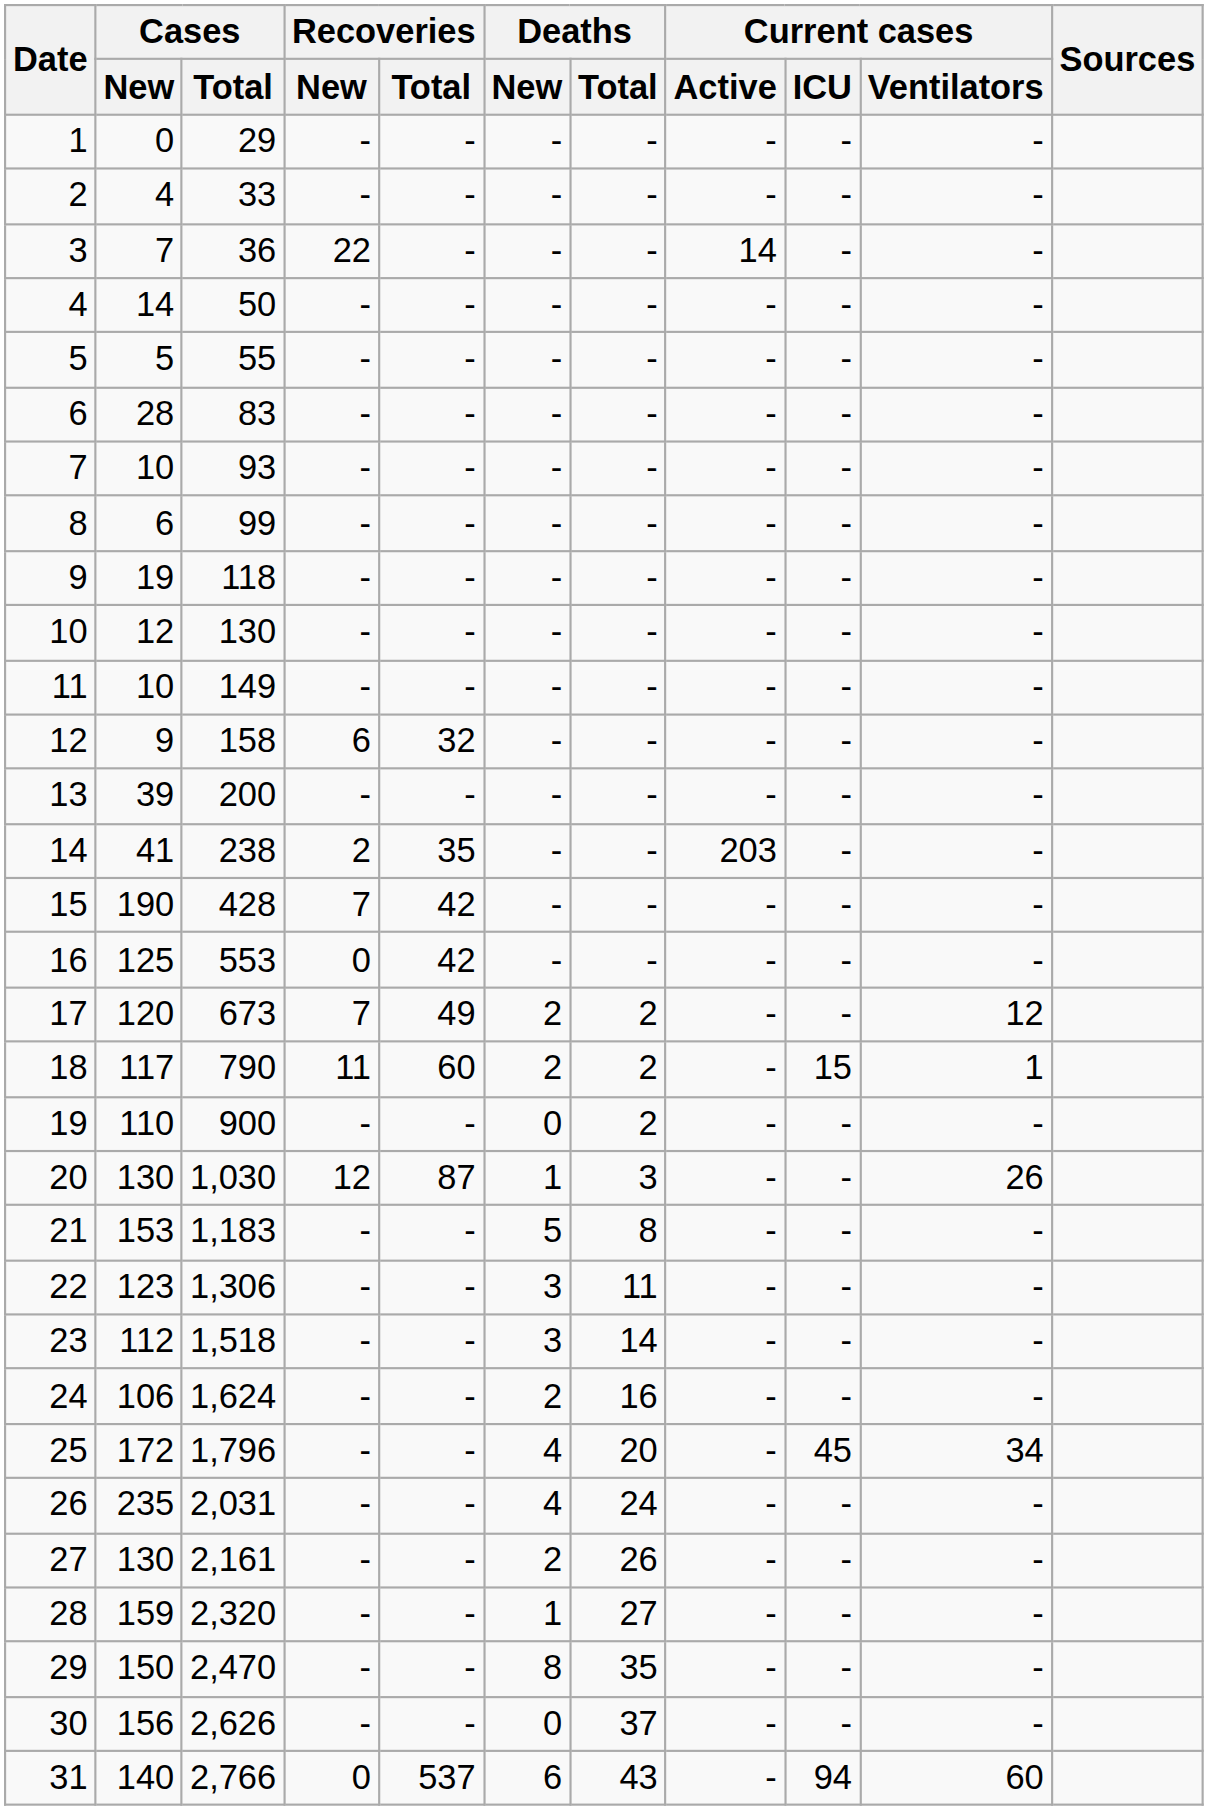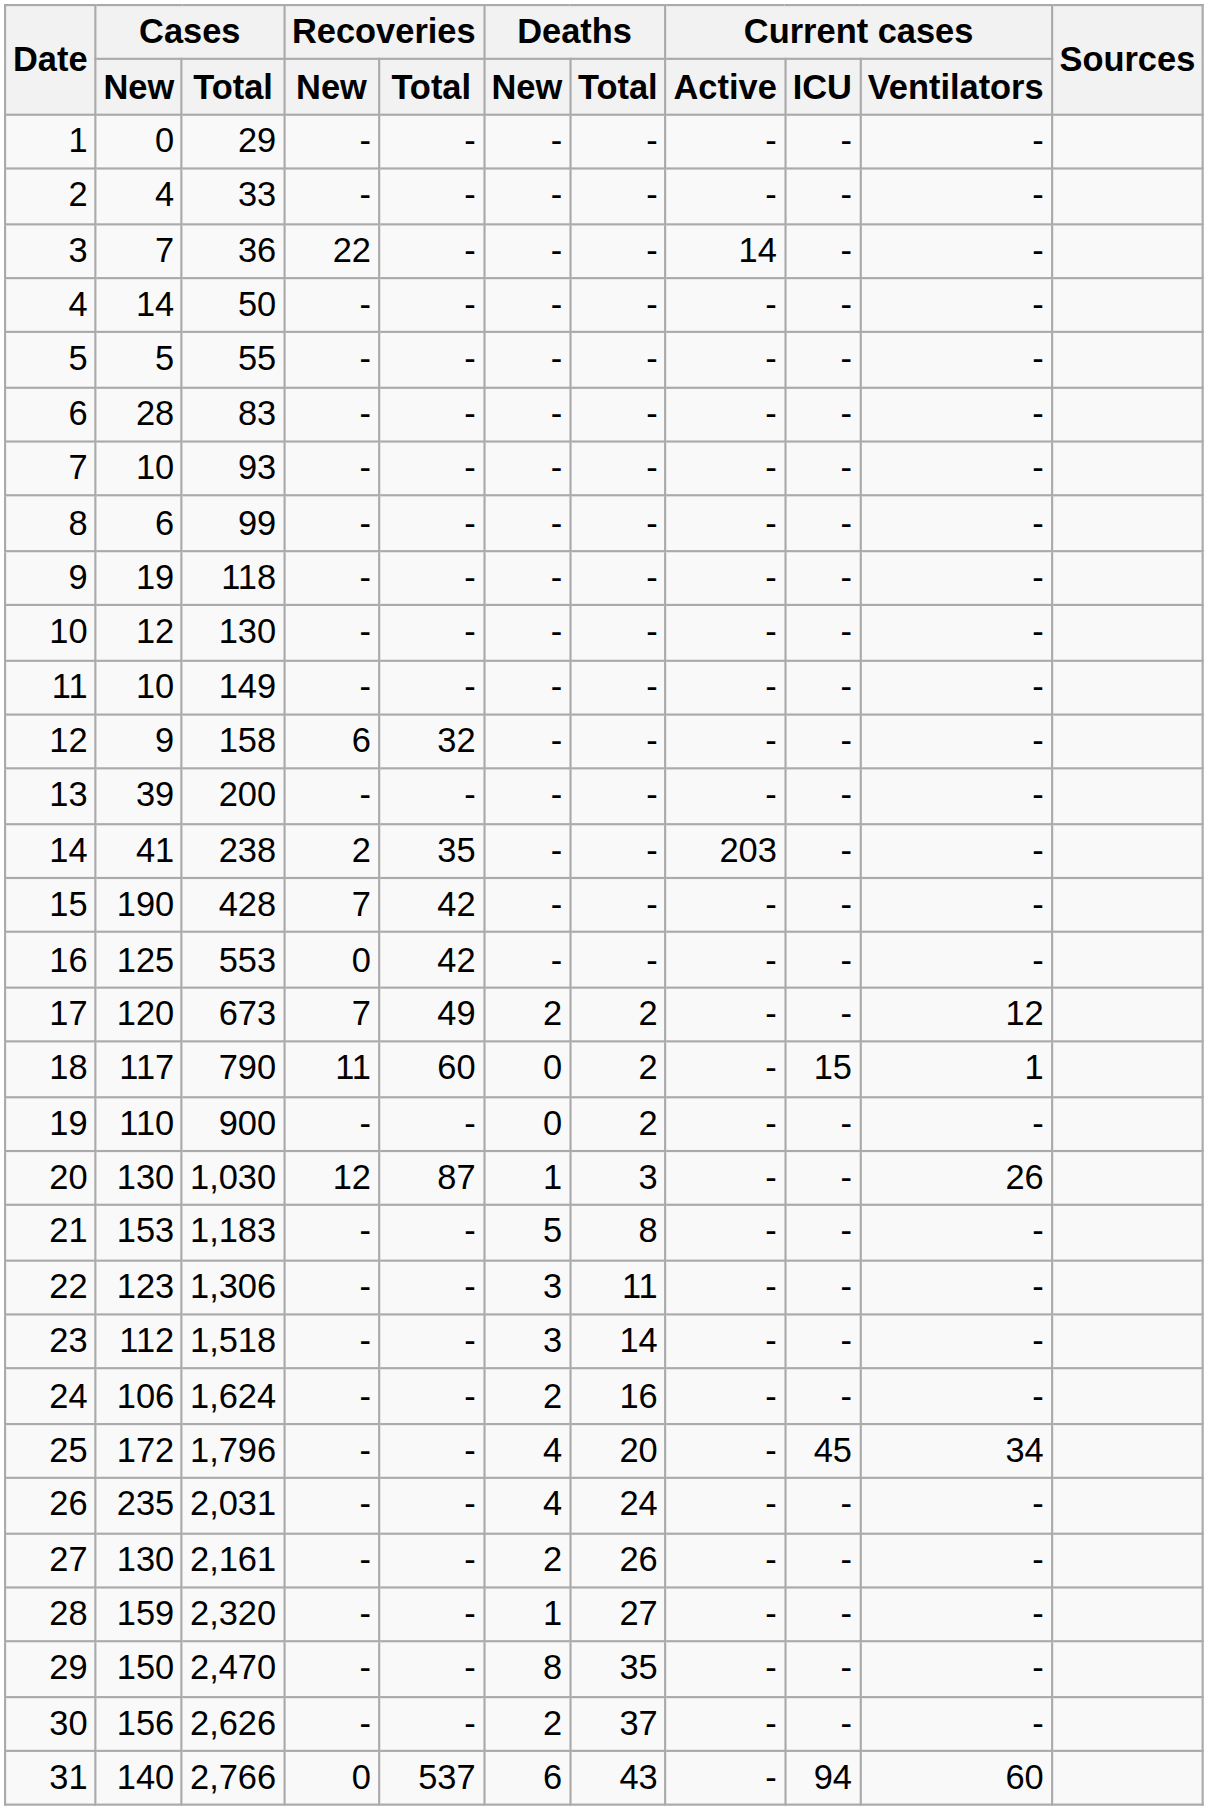(553, 1068) 2 -> (553, 1068) 0
(553, 1723) 0 -> (553, 1723) 2
